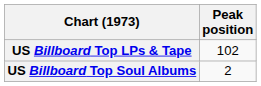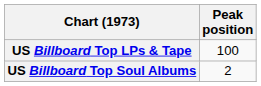(228, 50) 102 -> (228, 50) 100
